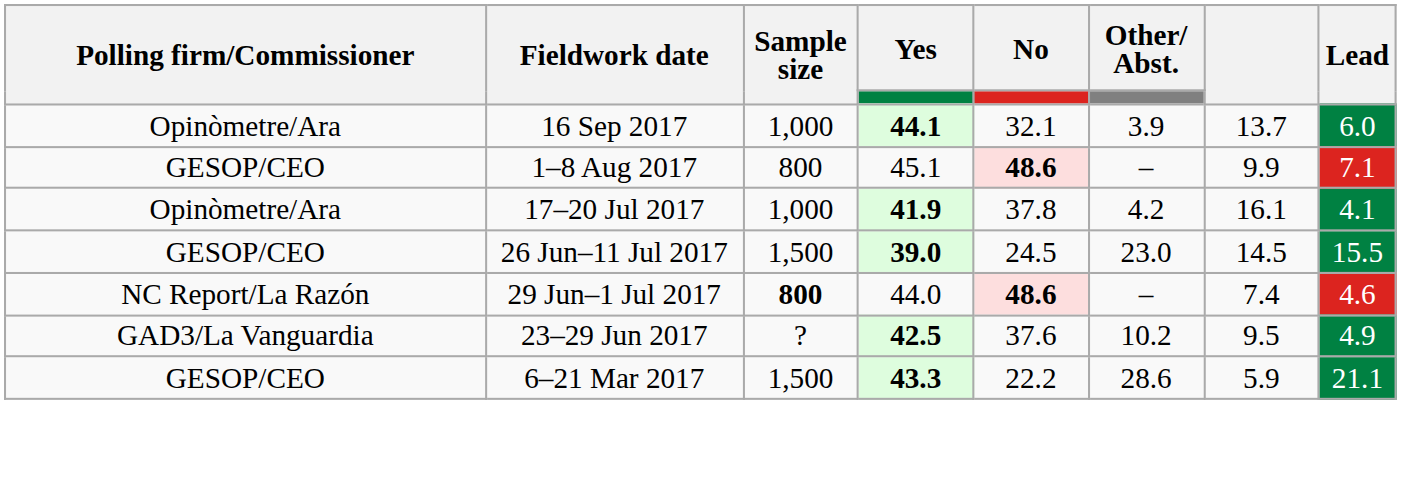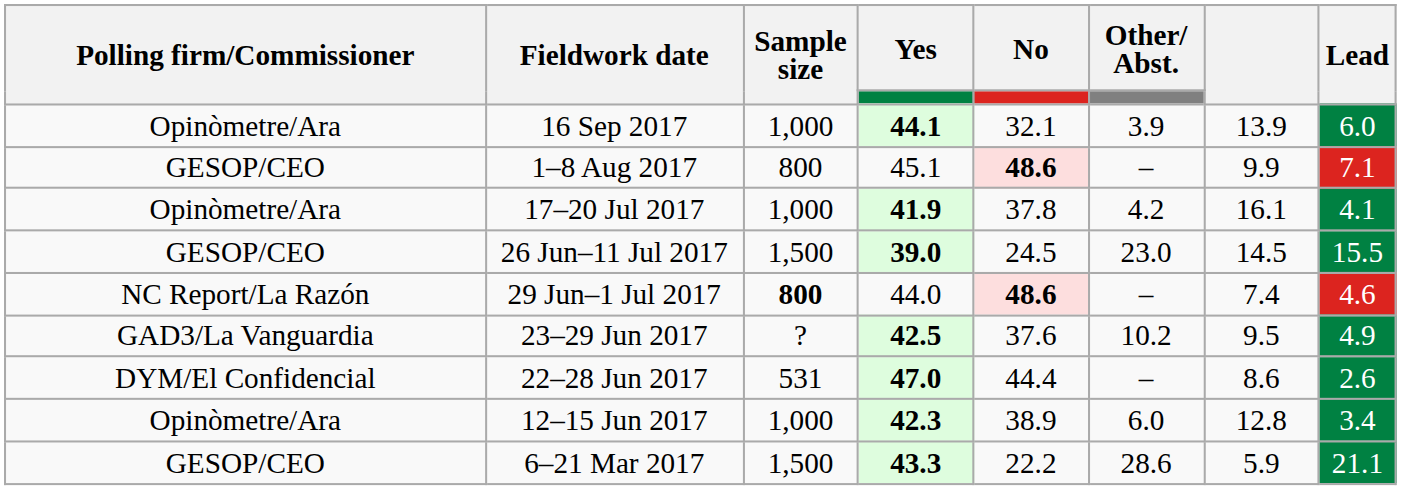(1261, 125) 13.7 -> (1261, 125) 13.9
+ row: (614, 378)
+ row: (614, 420)
